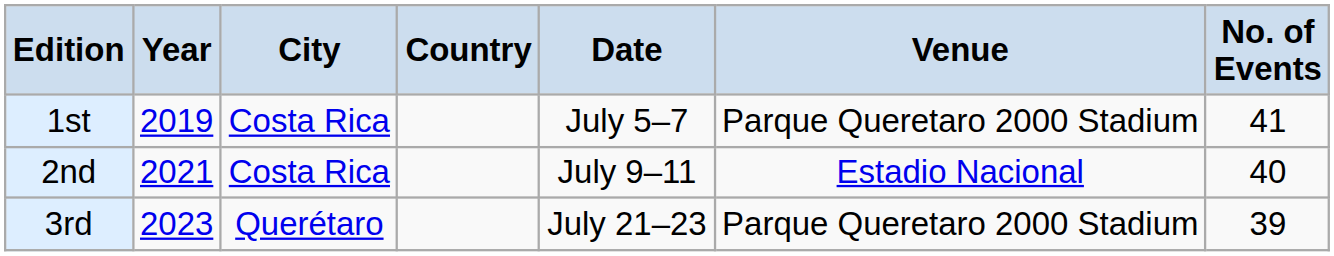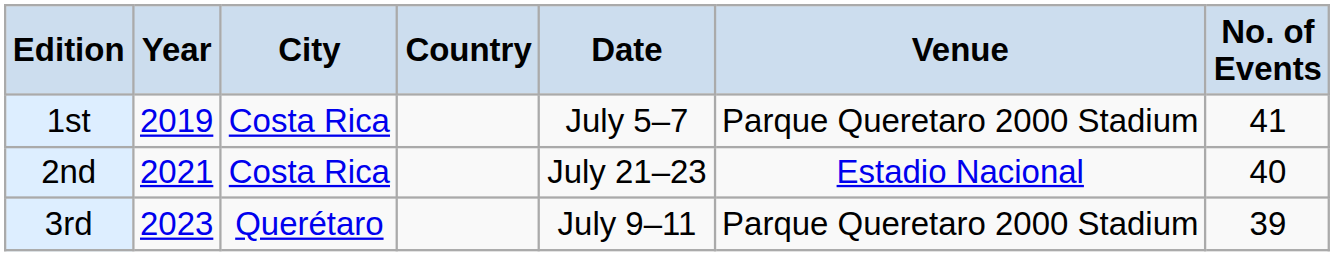(627, 172) July 9–11 -> (627, 172) July 21–23
(627, 225) July 21–23 -> (627, 225) July 9–11
